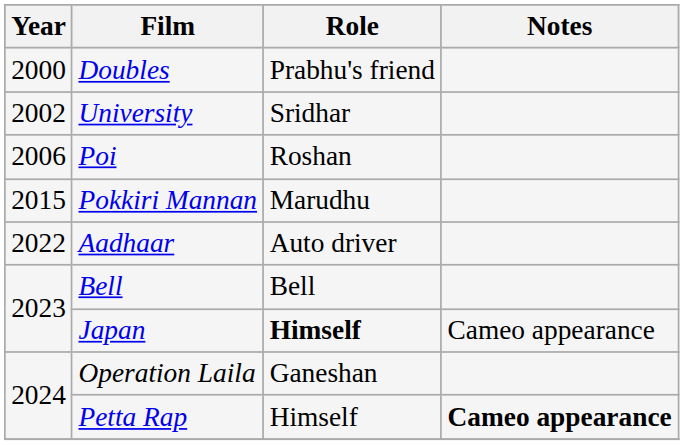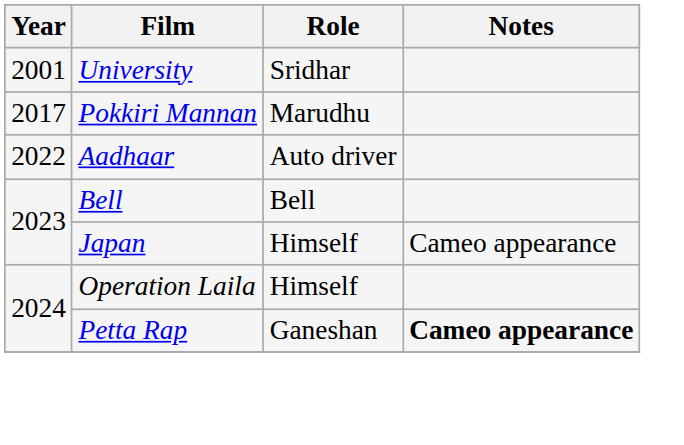- row: (124, 69)
(39, 112) 2002 -> (39, 69) 2001
- row: (97, 156)
(39, 199) 2015 -> (39, 112) 2017
(315, 329) bold -> (314, 243) normal
(324, 373) Ganeshan -> (314, 286) Himself
(314, 416) Himself -> (324, 329) Ganeshan
